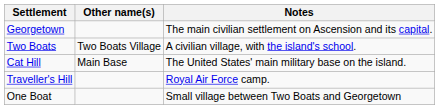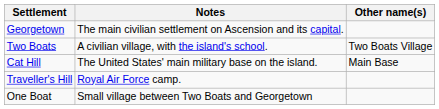columns swapped: (119, 12) <-> (299, 12)
